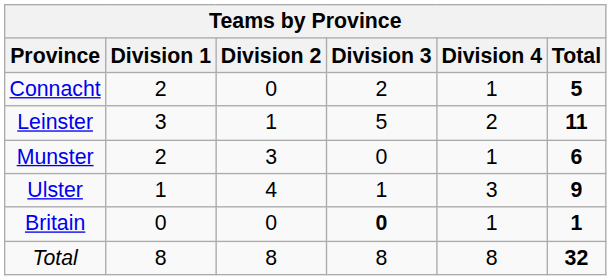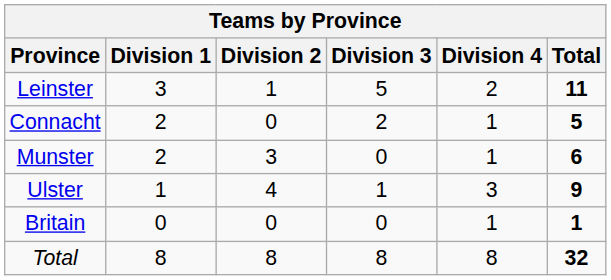rows swapped: (55, 88) <-> (55, 122)
(381, 223) bold -> (381, 223) normal
